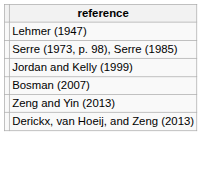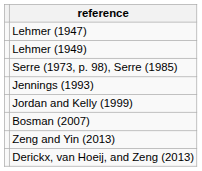+ row: (49, 49)
+ row: (53, 85)
